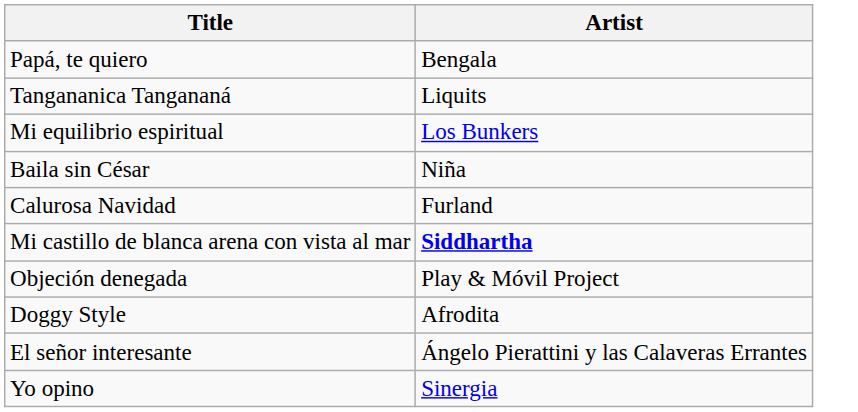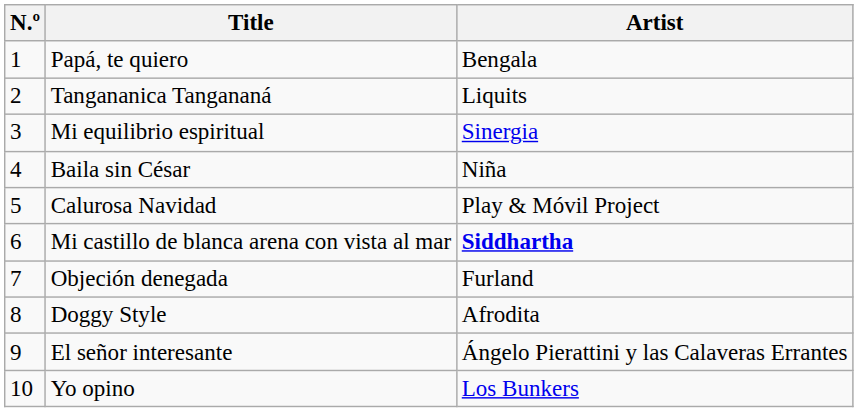+ column: (25, 22)
(480, 132) Los Bunkers -> (500, 132) Sinergia
(457, 205) Furland -> (561, 205) Play & Móvil Project
(520, 278) Play & Móvil Project -> (498, 278) Furland
(459, 388) Sinergia -> (520, 388) Los Bunkers
